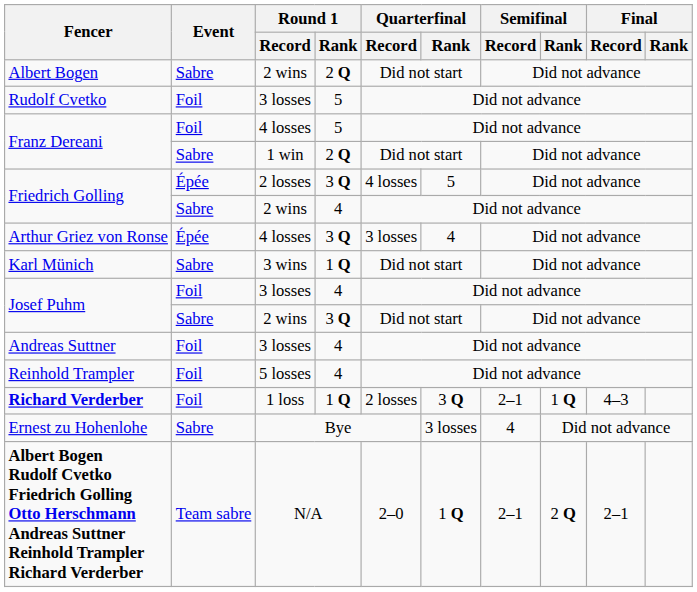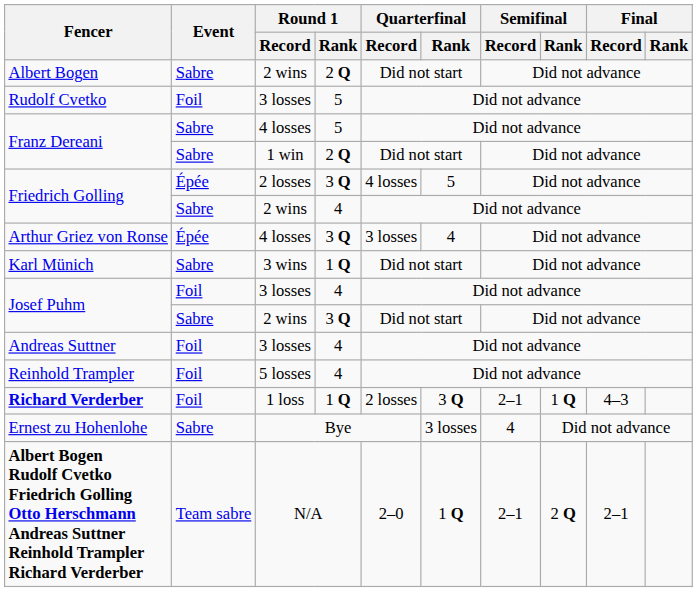(189, 127) Foil -> (195, 127) Sabre
